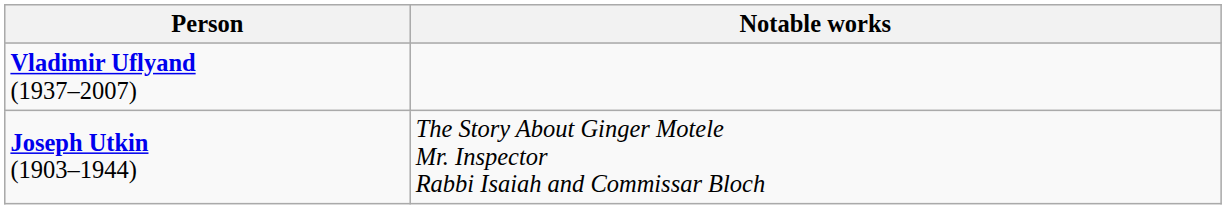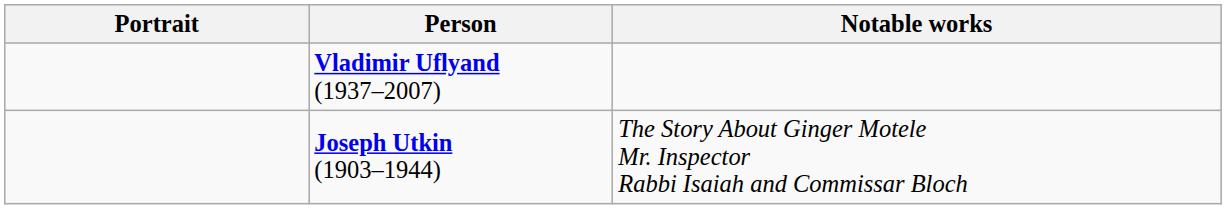+ column: (157, 23)
